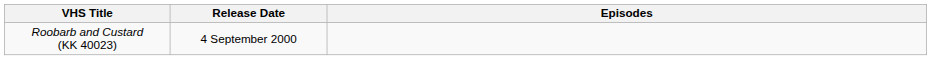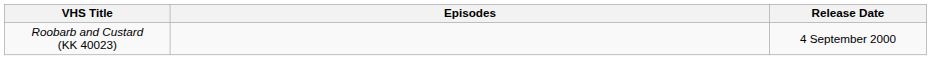columns swapped: (249, 13) <-> (627, 13)
